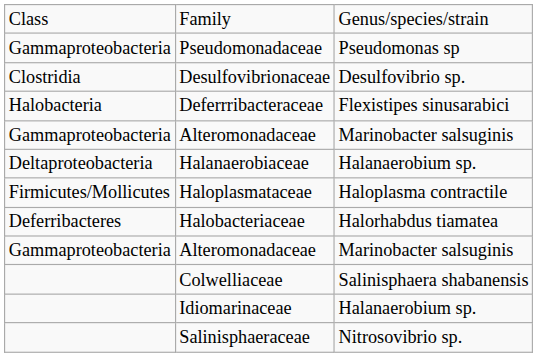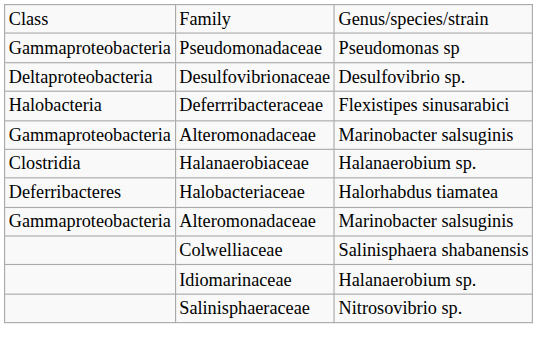(45, 76) Clostridia -> (81, 76) Deltaproteobacteria
(81, 163) Deltaproteobacteria -> (45, 163) Clostridia
- row: (246, 192)
